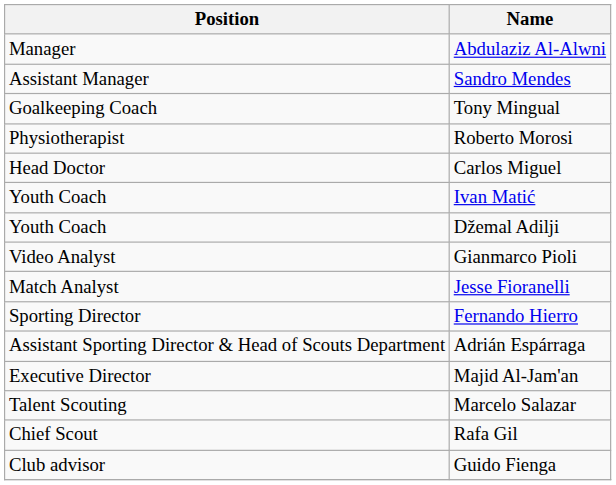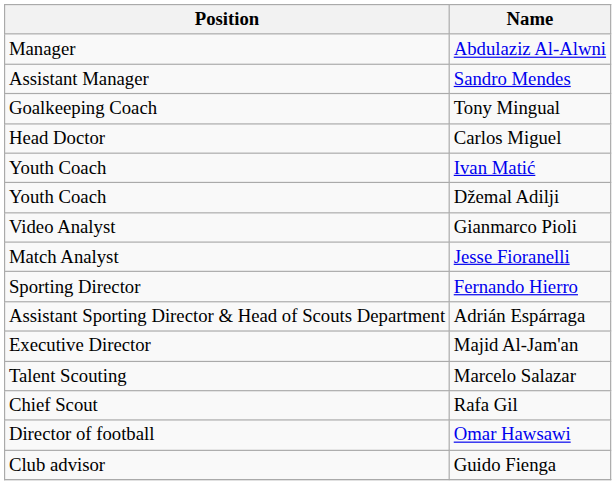- row: (513, 138)
+ row: (512, 434)
